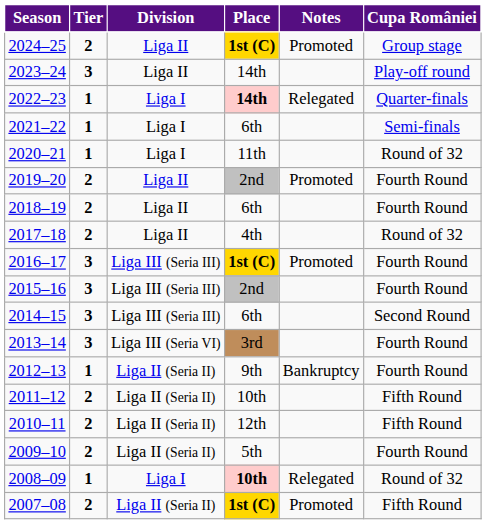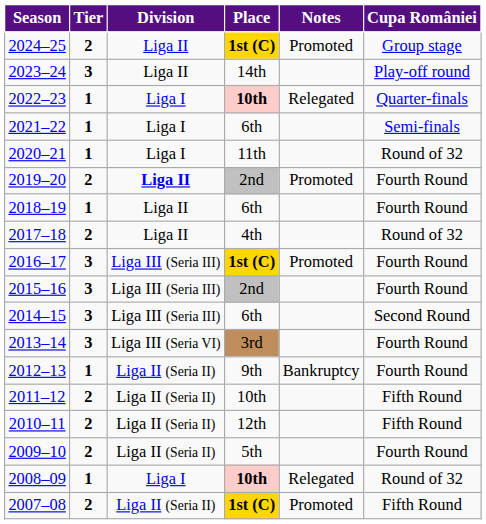(252, 99) 14th -> (252, 99) 10th
(166, 180) normal -> (166, 180) bold
(88, 207) 2 -> (88, 207) 1
